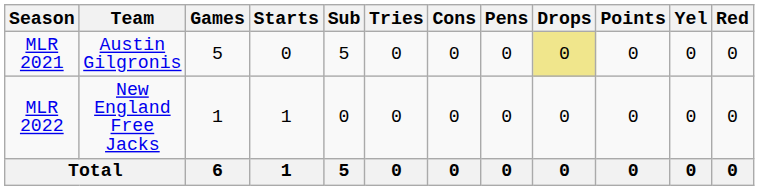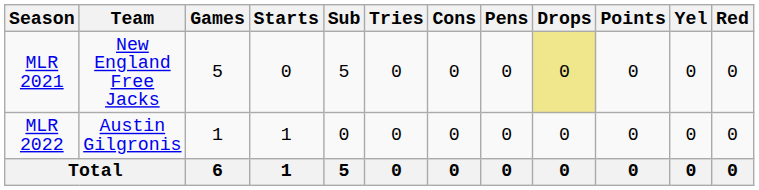(132, 54) Austin Gilgronis -> (132, 72) New England Free Jacks
(132, 117) New England Free Jacks -> (132, 136) Austin Gilgronis
